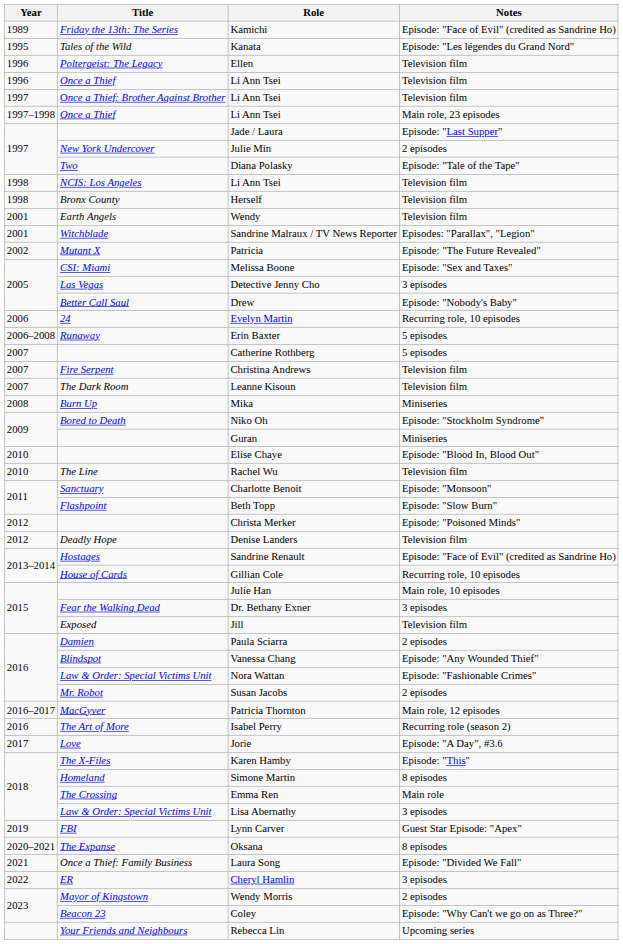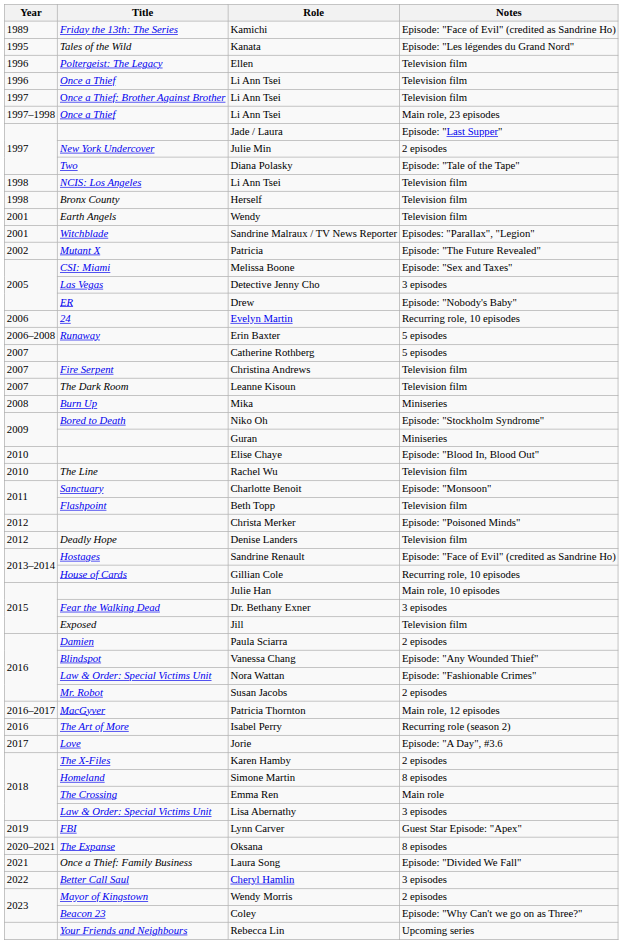(95, 302) Better Call Saul -> (67, 302) ER
(450, 506) Episode: "Slow Burn" -> (434, 506) Television film
(436, 761) Episode: "This" -> (424, 761) 2 episodes
(67, 880) ER -> (95, 880) Better Call Saul
